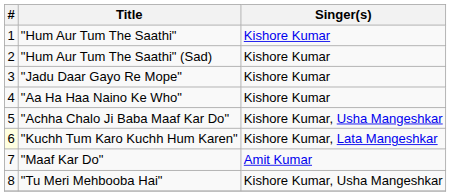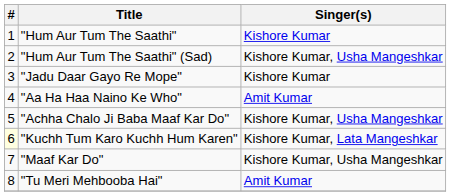(287, 56) Kishore Kumar -> (343, 56) Kishore Kumar, Usha Mangeshkar
(287, 98) Kishore Kumar -> (278, 98) Amit Kumar
(278, 160) Amit Kumar -> (343, 160) Kishore Kumar, Usha Mangeshkar
(343, 181) Kishore Kumar, Usha Mangeshkar -> (278, 181) Amit Kumar
